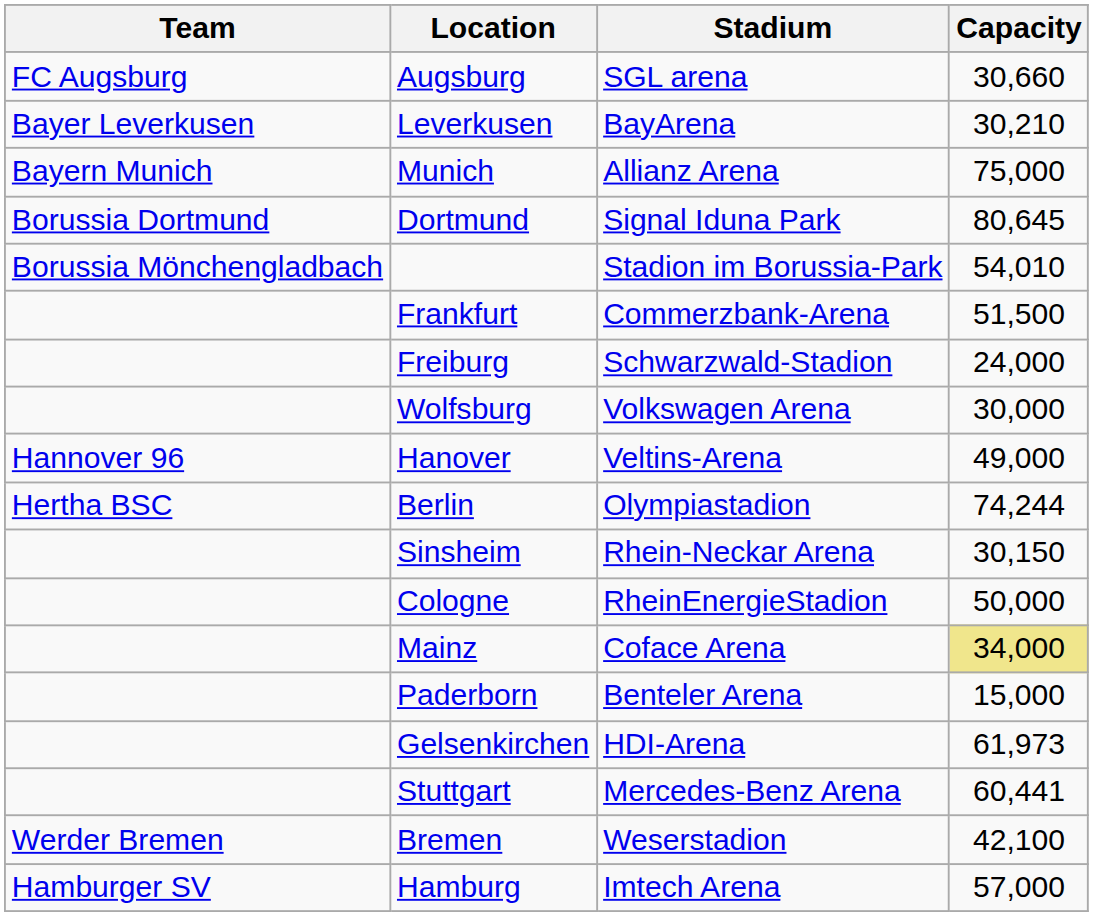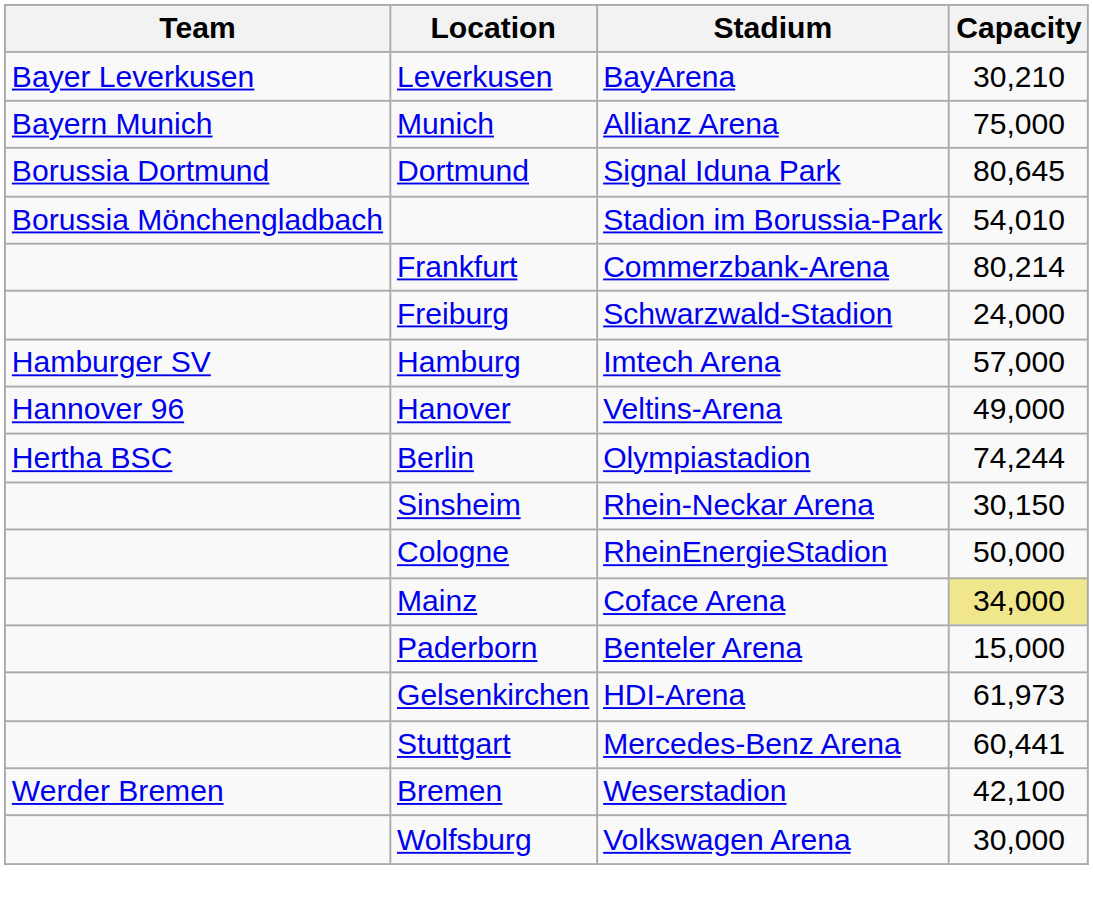- row: (461, 76)
(1019, 314) 51,500 -> (1019, 266) 80,214
rows swapped: (459, 887) <-> (464, 409)
